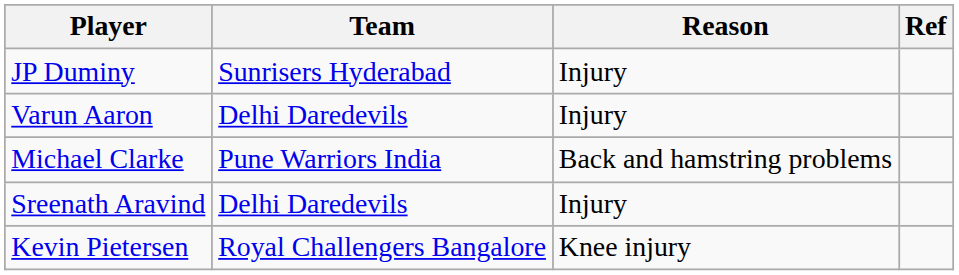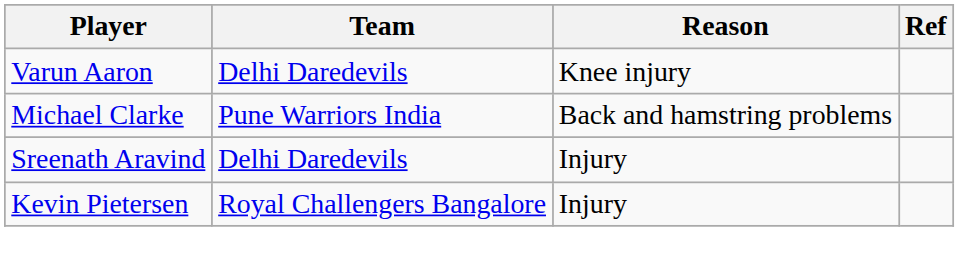- row: (73, 70)
(593, 114) Injury -> (625, 70) Knee injury
(625, 247) Knee injury -> (593, 203) Injury
